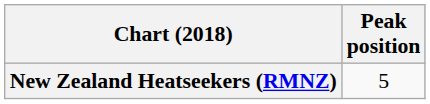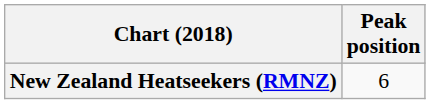(384, 80) 5 -> (384, 80) 6
